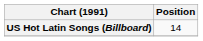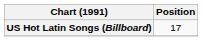(176, 28) 14 -> (176, 28) 17
